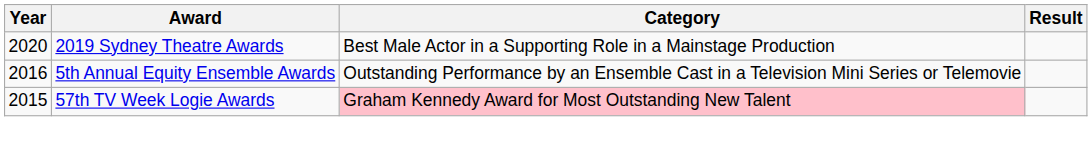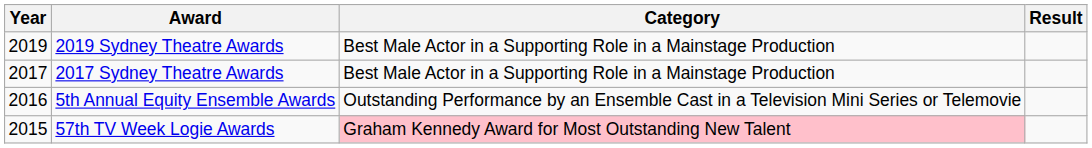(28, 45) 2020 -> (28, 45) 2019
+ row: (169, 73)
